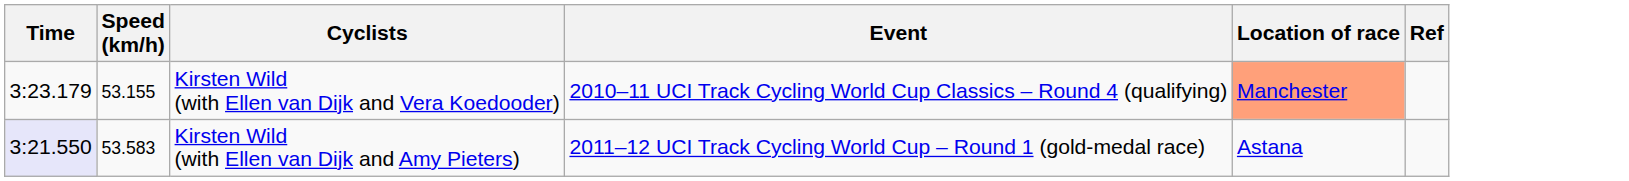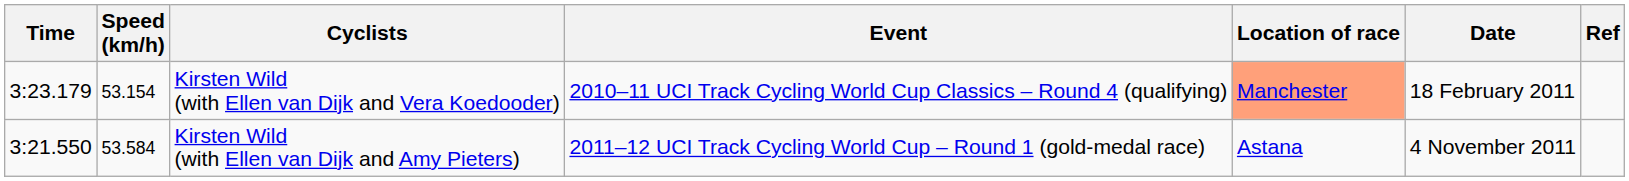+ column: (1493, 33)
(128, 91) 53.155 -> (128, 91) 53.154
(51, 147) lavender background -> (51, 147) no background
(128, 148) 53.583 -> (128, 148) 53.584
